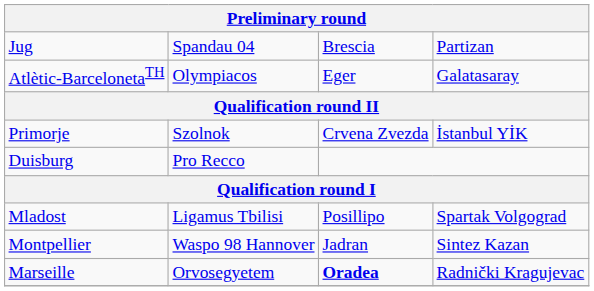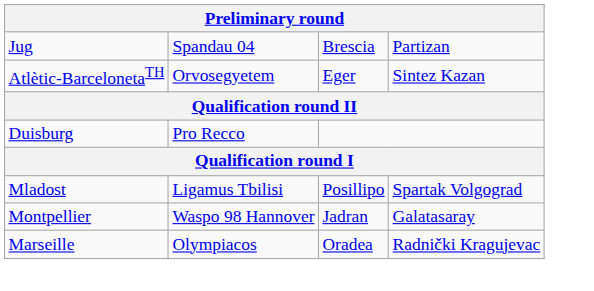(215, 75) Olympiacos -> (223, 75) Orvosegyetem
(478, 75) Galatasaray -> (439, 75) Sintez Kazan
- row: (39, 133)
(483, 244) Sintez Kazan -> (434, 216) Galatasaray
(223, 271) Orvosegyetem -> (215, 244) Olympiacos
(351, 271) bold -> (348, 244) normal
